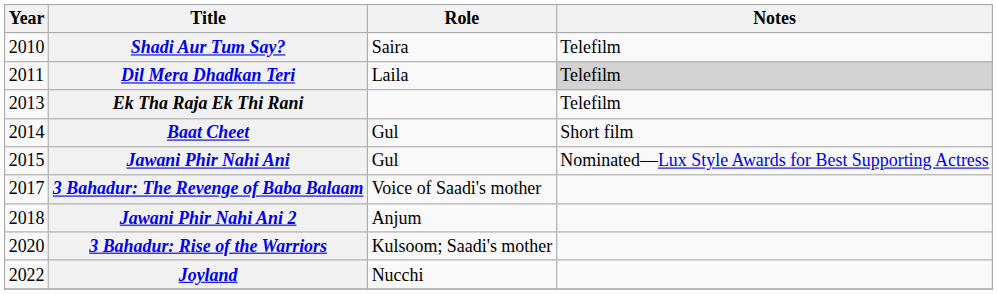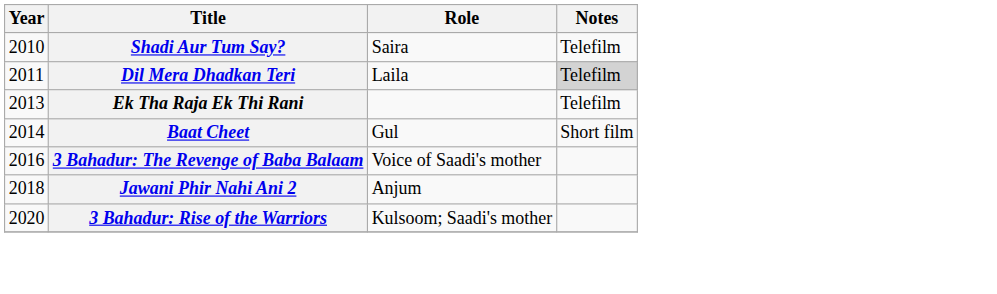- row: (208, 160)
(27, 189) 2017 -> (27, 160) 2016
- row: (208, 274)
